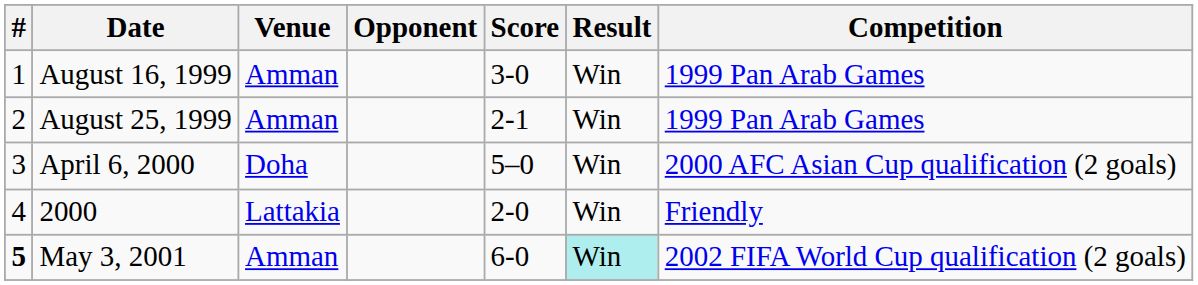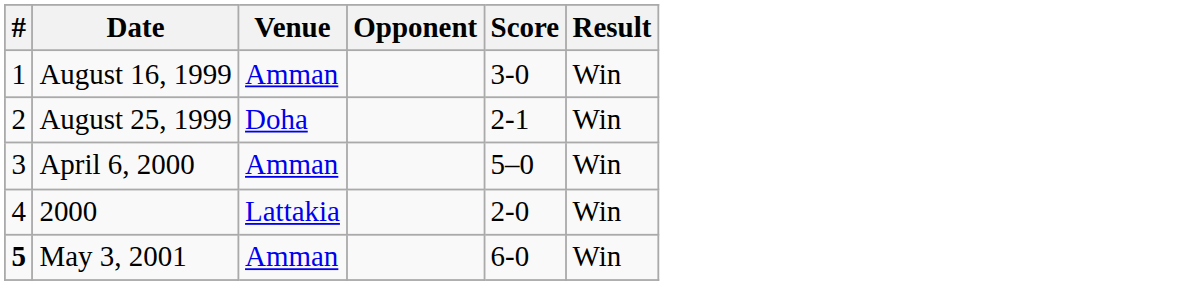- column: (925, 27)
(292, 119) Amman -> (276, 119) Doha
(276, 165) Doha -> (292, 165) Amman
(597, 257) paleturquoise background -> (597, 257) no background
